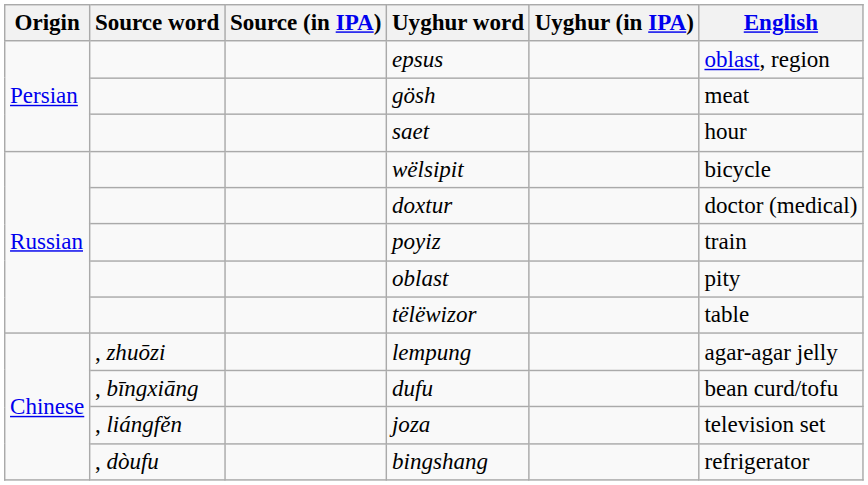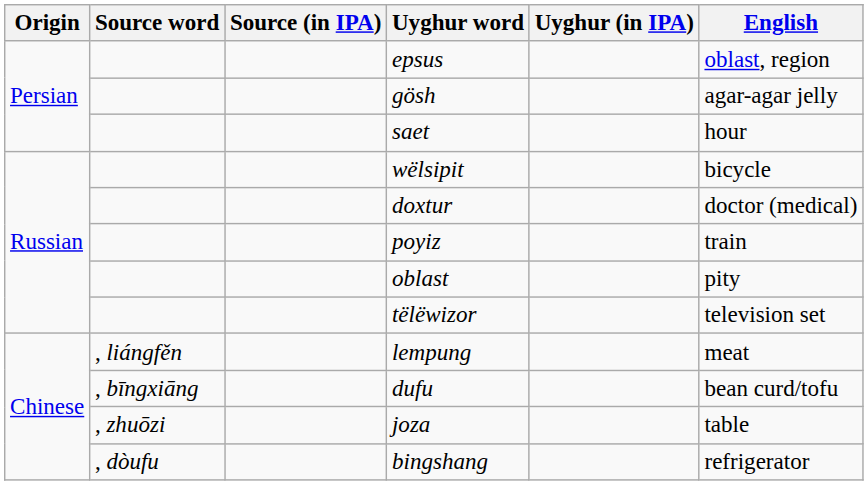(727, 95) meat -> (771, 95) agar-agar jelly
(727, 315) table -> (765, 315) television set
(130, 351) , zhuōzi -> (138, 351) , liángfěn
(771, 351) agar-agar jelly -> (727, 351) meat
(138, 424) , liángfěn -> (130, 424) , zhuōzi
(765, 424) television set -> (727, 424) table
